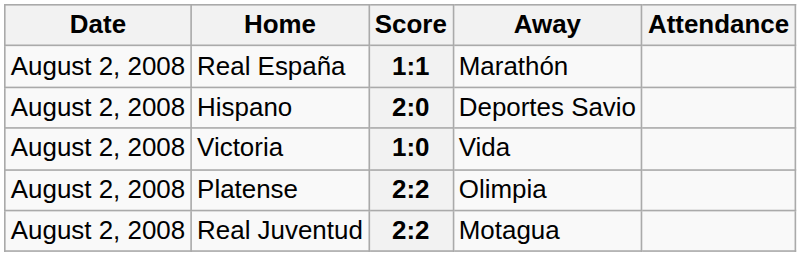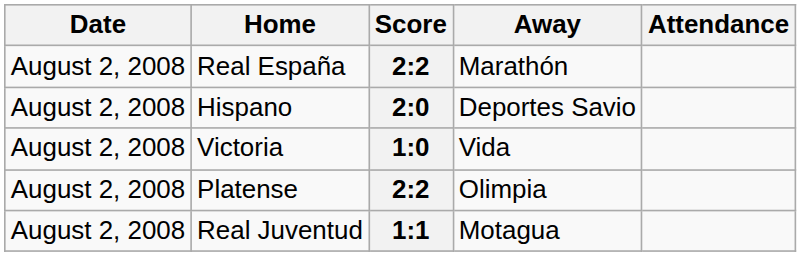(411, 66) 1:1 -> (411, 66) 2:2
(411, 230) 2:2 -> (411, 230) 1:1
